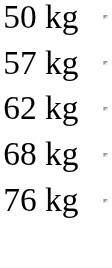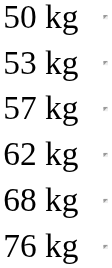+ row: (41, 62)
